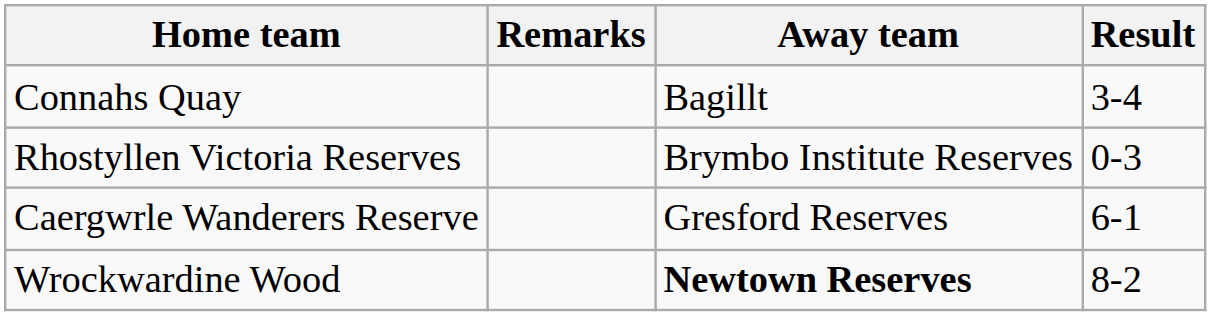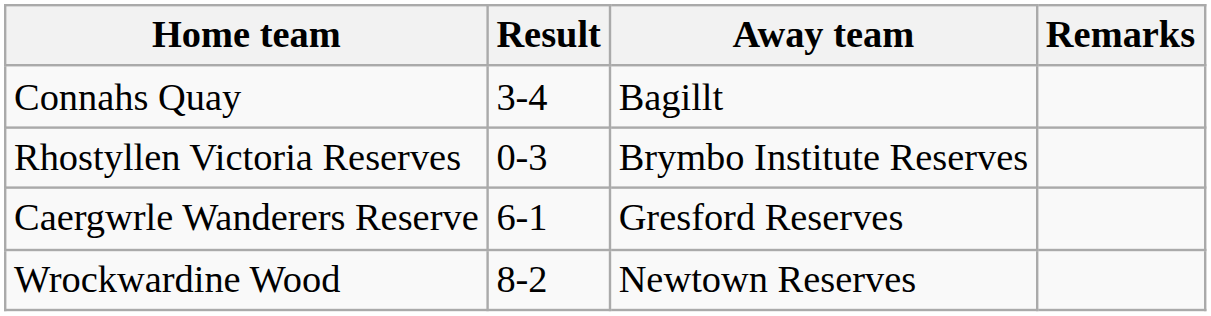columns swapped: (1143, 34) <-> (571, 34)
(817, 278) bold -> (767, 278) normal
